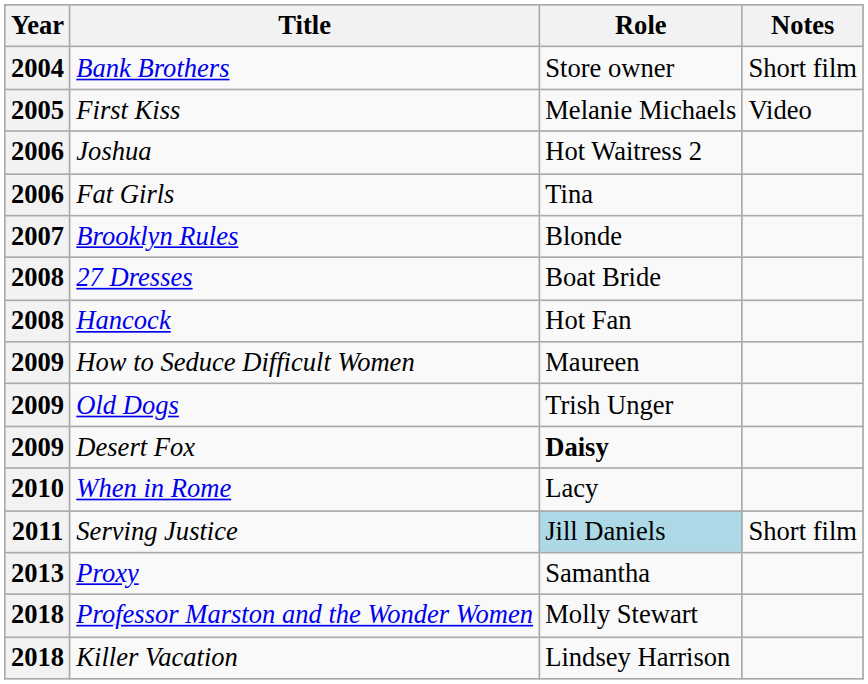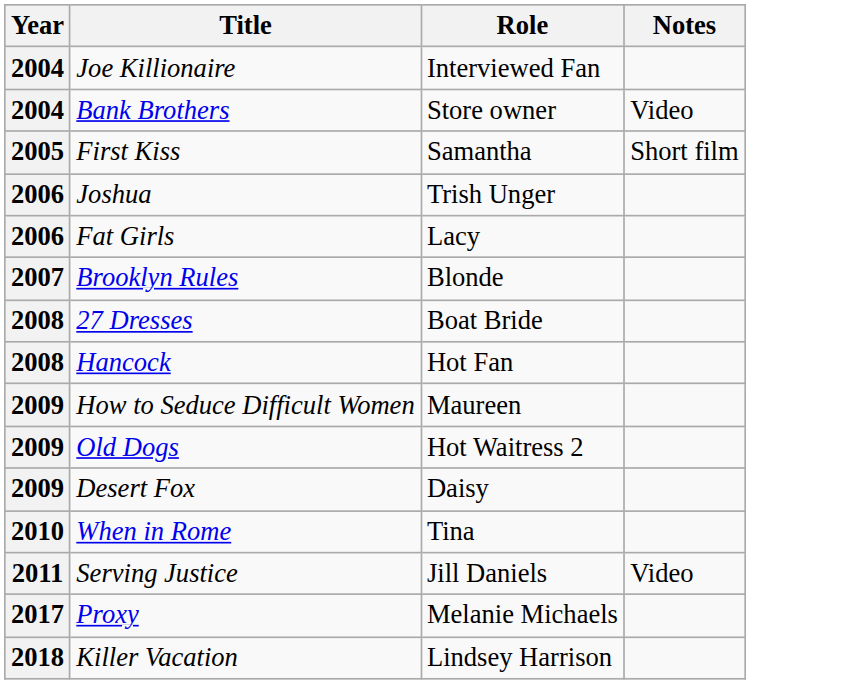+ row: (156, 67)
(803, 67) Short film -> (662, 109) Video
(641, 109) Melanie Michaels -> (479, 151) Samantha
(780, 109) Video -> (684, 151) Short film
(624, 151) Hot Waitress 2 -> (491, 194) Trish Unger
(569, 194) Tina -> (453, 236) Lacy
(609, 404) Trish Unger -> (505, 446) Hot Waitress 2
(577, 446) bold -> (458, 488) normal
(572, 488) Lacy -> (451, 531) Tina
(605, 531) lightblue background -> (487, 573) no background
(803, 531) Short film -> (662, 573) Video
(38, 573) 2013 -> (38, 615) 2017
(598, 573) Samantha -> (522, 615) Melanie Michaels
- row: (305, 615)
